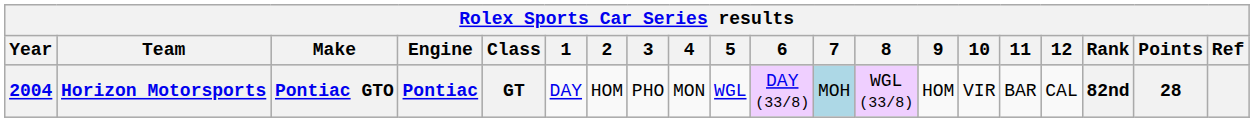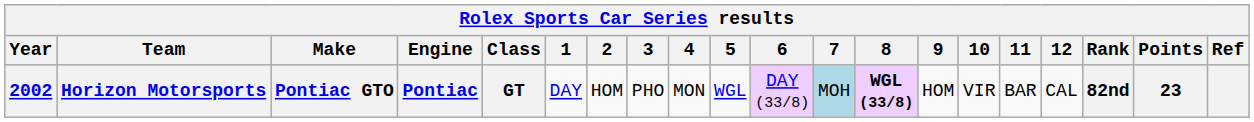(31, 91) 2004 -> (31, 91) 2002
(886, 90) normal -> (886, 91) bold
(1171, 91) 28 -> (1171, 91) 23
